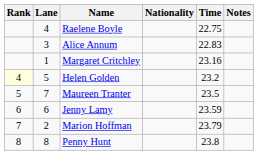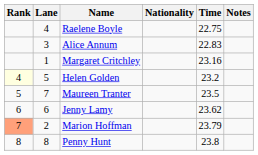(210, 110) 23.59 -> (210, 110) 23.62
(19, 126) no background -> (19, 126) lightsalmon background
